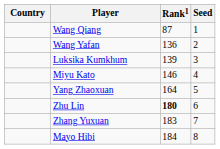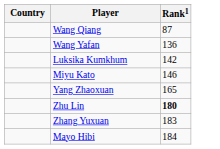- column: (203, 13)
(170, 60) 139 -> (170, 60) 142
(170, 90) 164 -> (170, 90) 165
